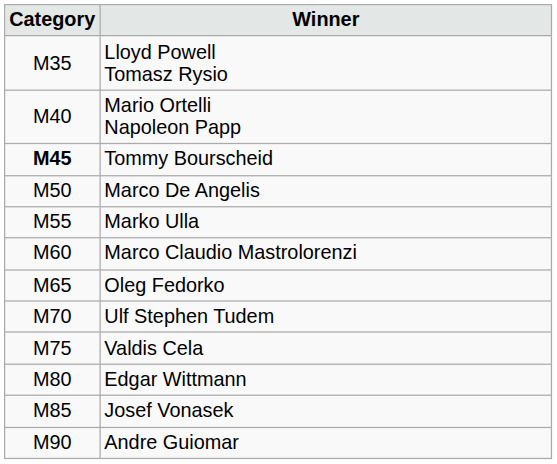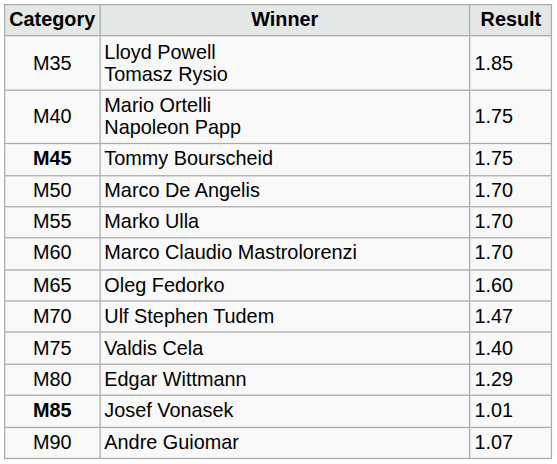+ column: (511, 20)
(52, 410) normal -> (52, 410) bold
